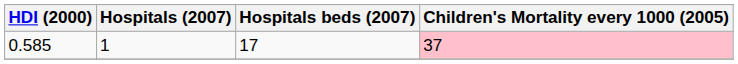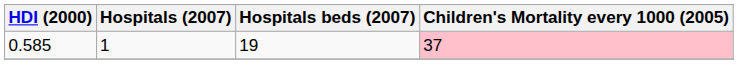(249, 45) 17 -> (249, 45) 19
